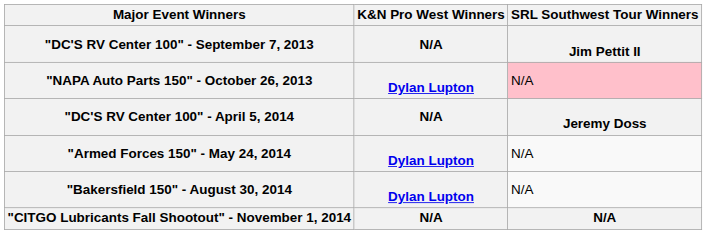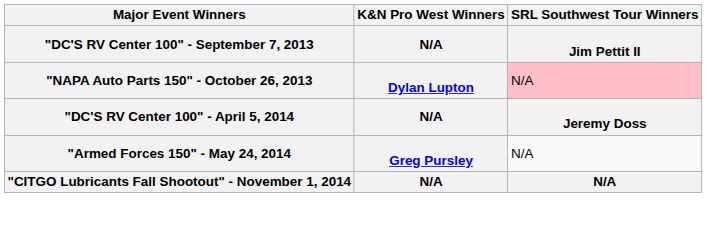(431, 160) Dylan Lupton -> (431, 160) Greg Pursley
- row: (179, 189)
